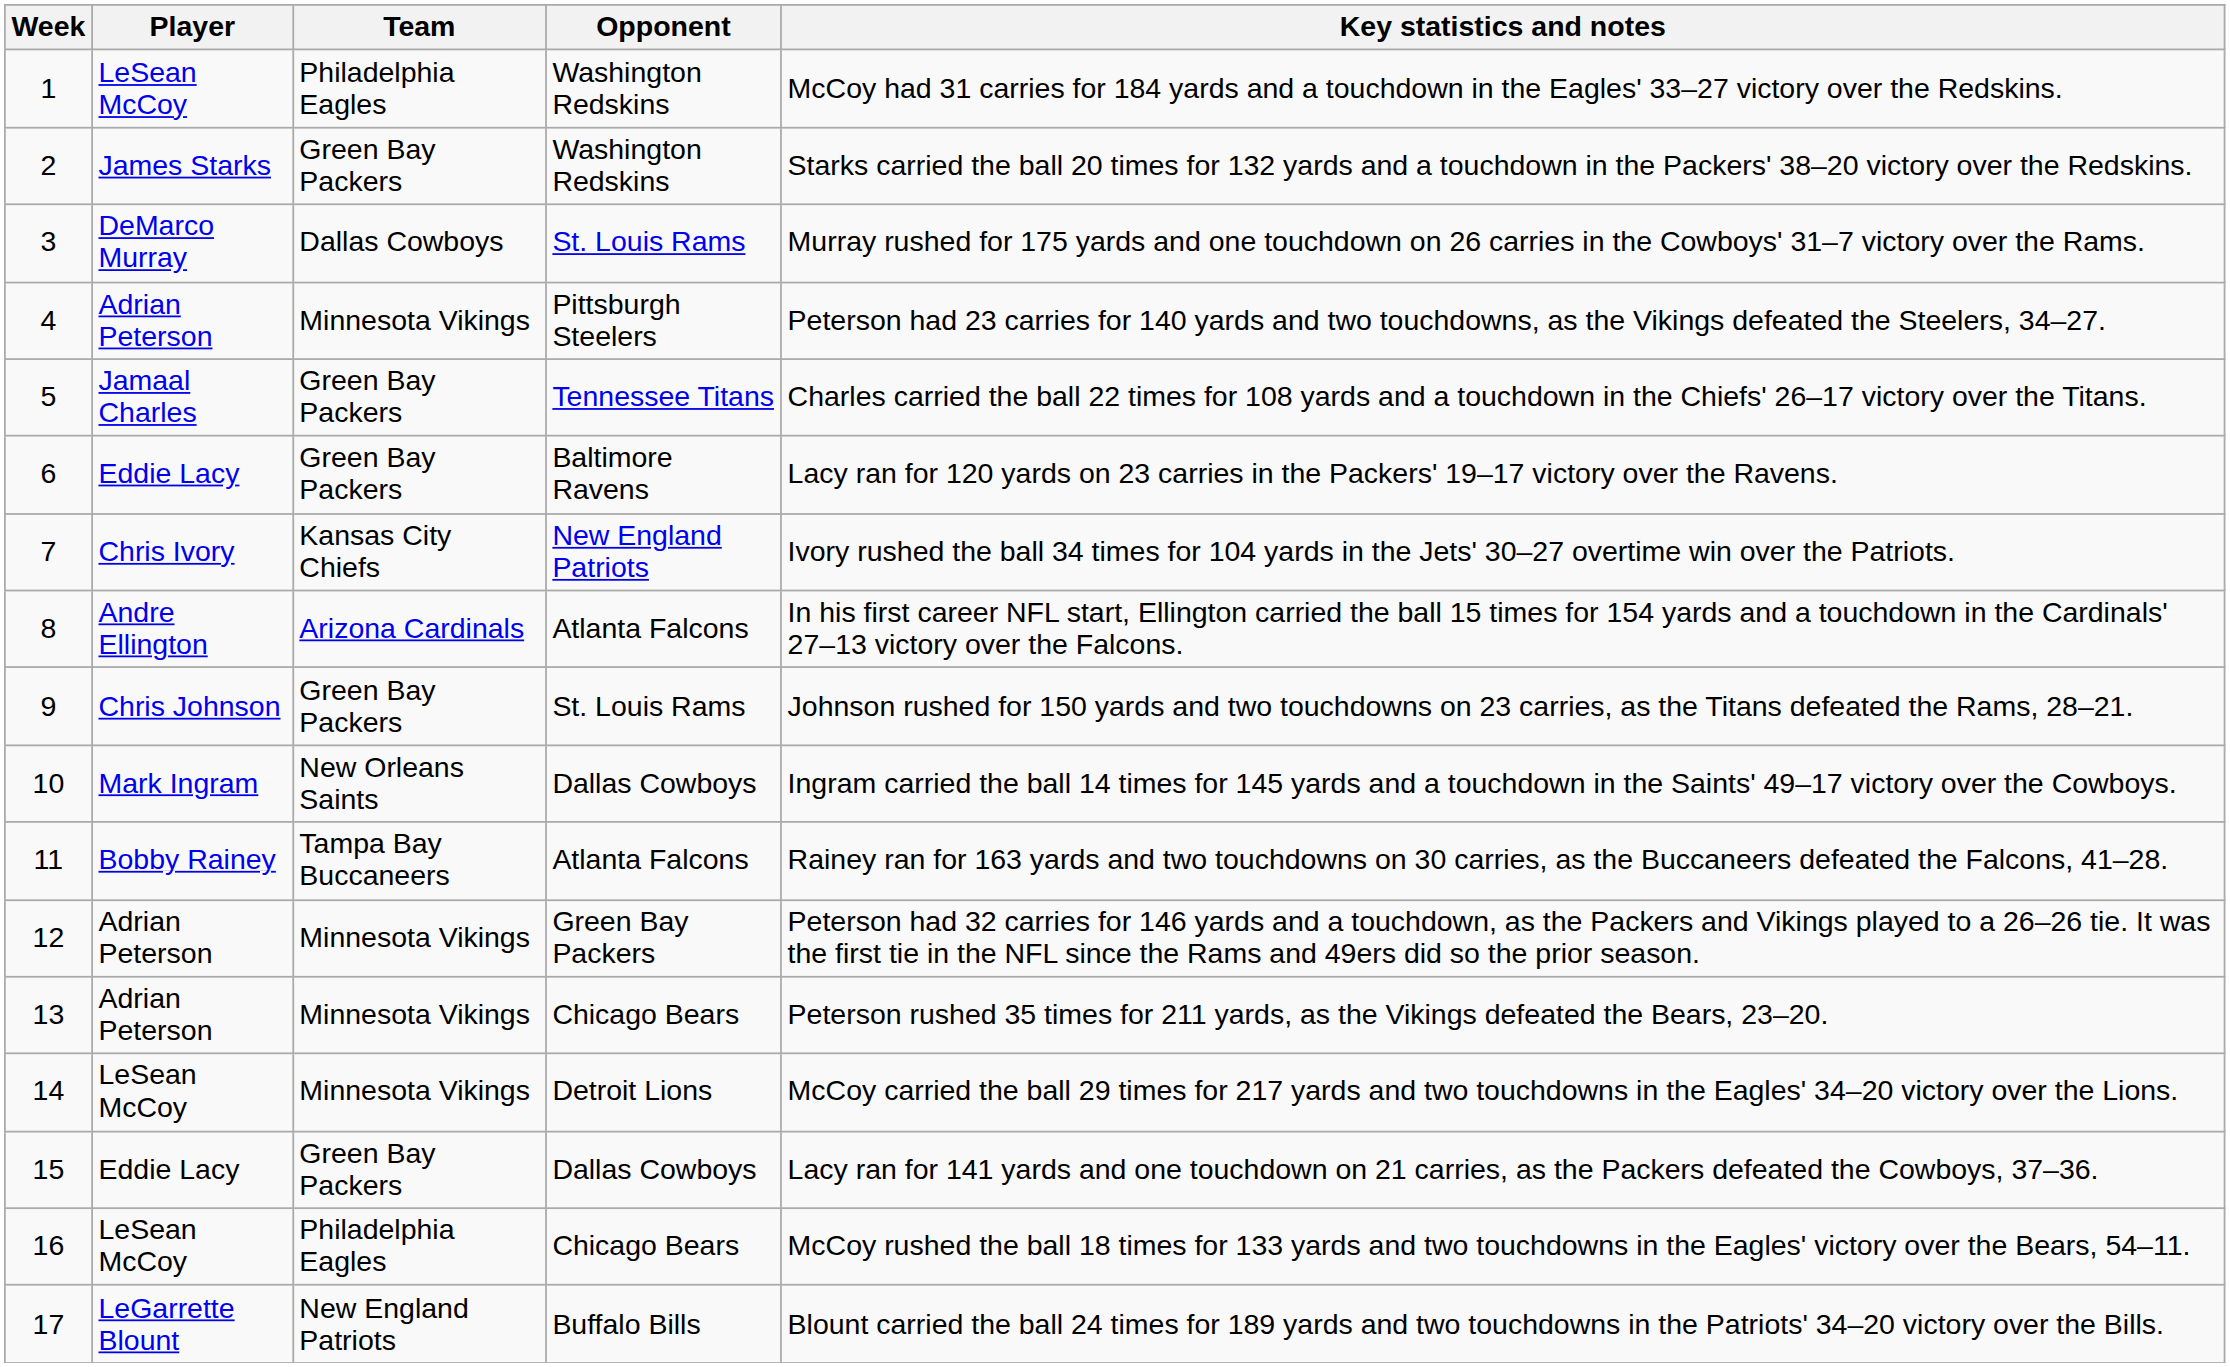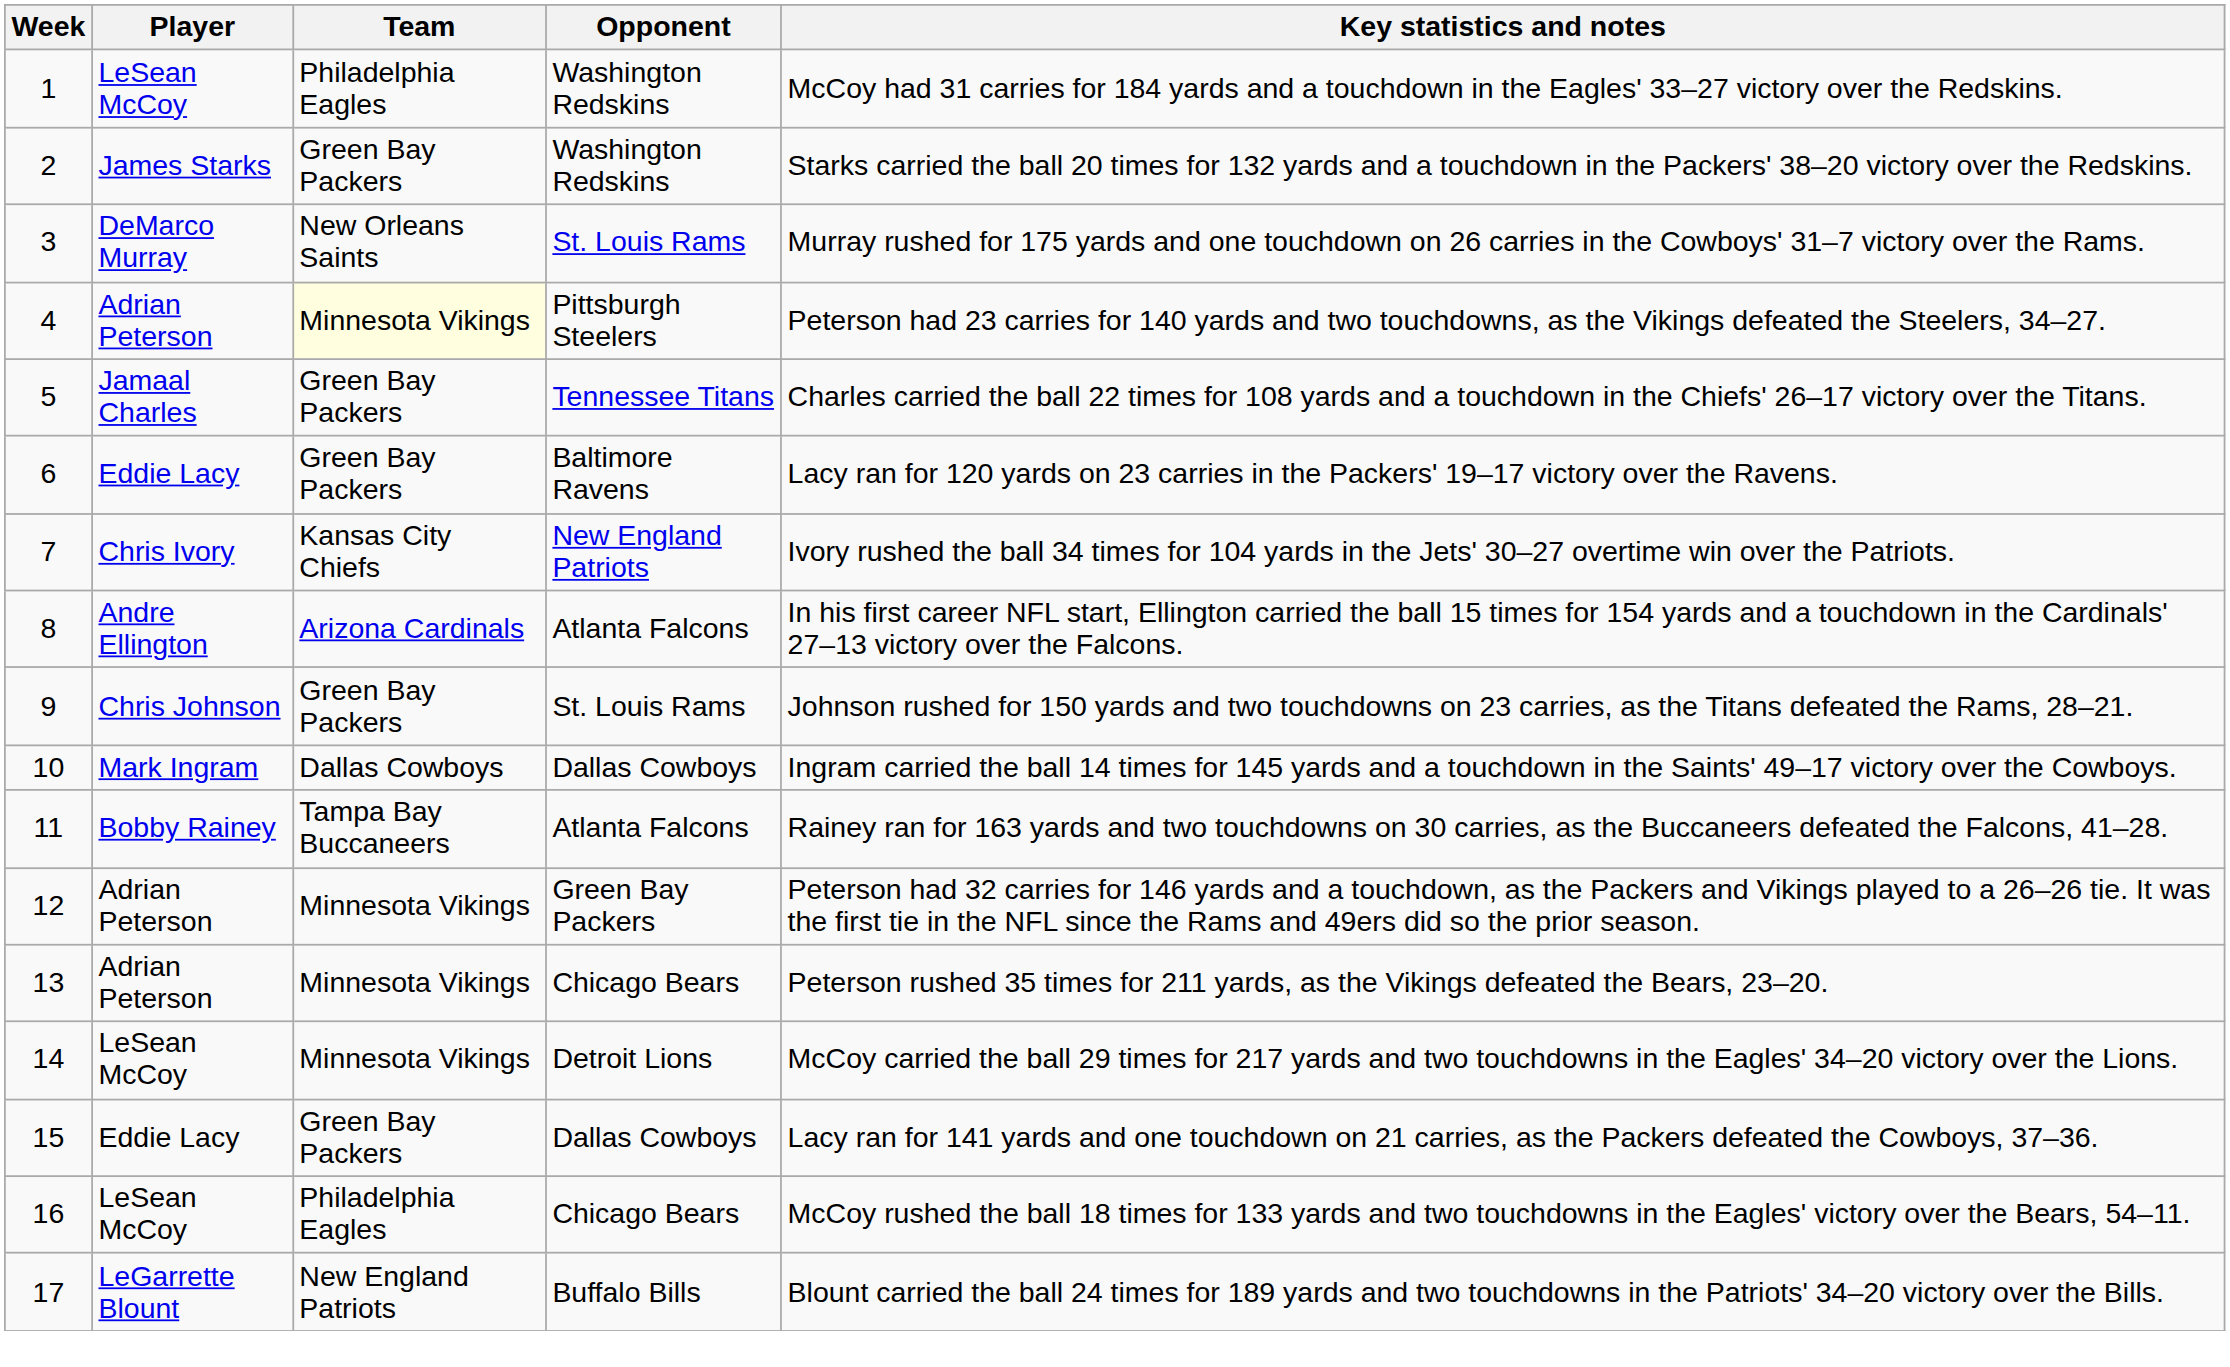(401, 242) Dallas Cowboys -> (382, 242) New Orleans Saints
(415, 319) no background -> (415, 319) lightyellow background
(382, 783) New Orleans Saints -> (401, 767) Dallas Cowboys
